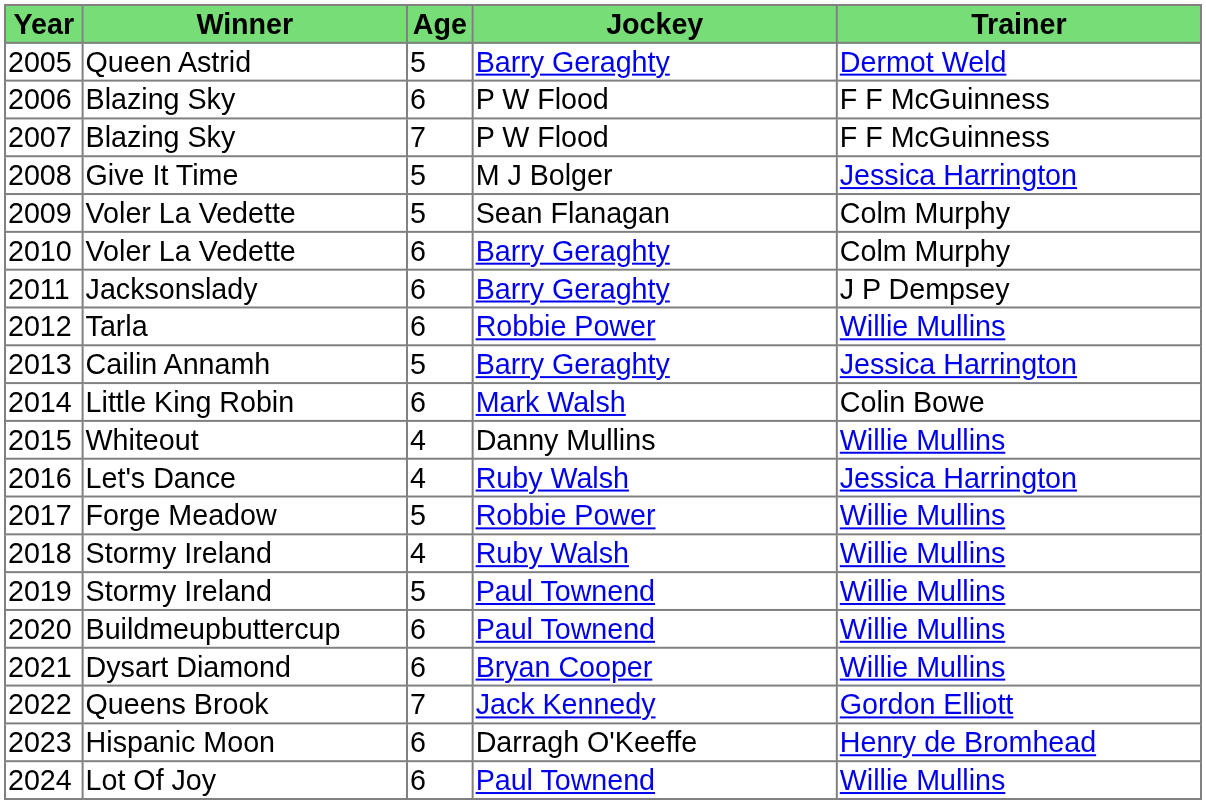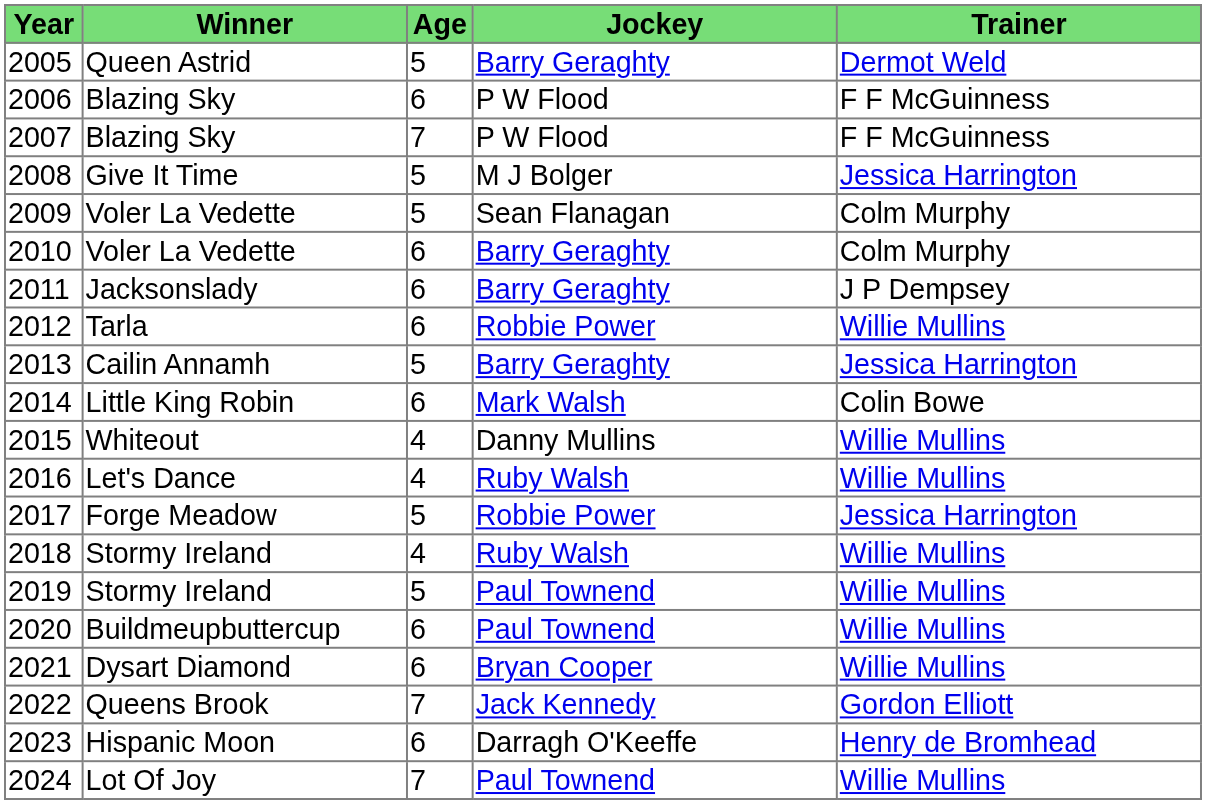(958, 478) Jessica Harrington -> (923, 478) Willie Mullins
(923, 515) Willie Mullins -> (958, 515) Jessica Harrington
(418, 780) 6 -> (418, 780) 7
